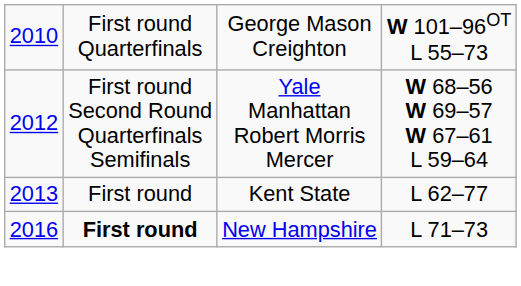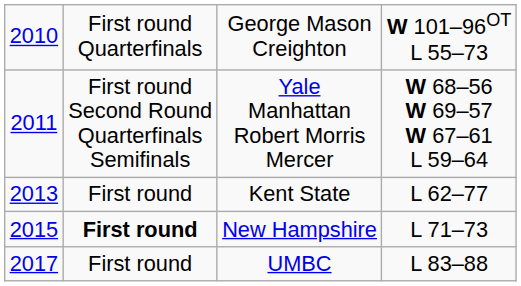(34, 123) 2012 -> (34, 123) 2011
(34, 229) 2016 -> (34, 229) 2015
+ row: (300, 263)
